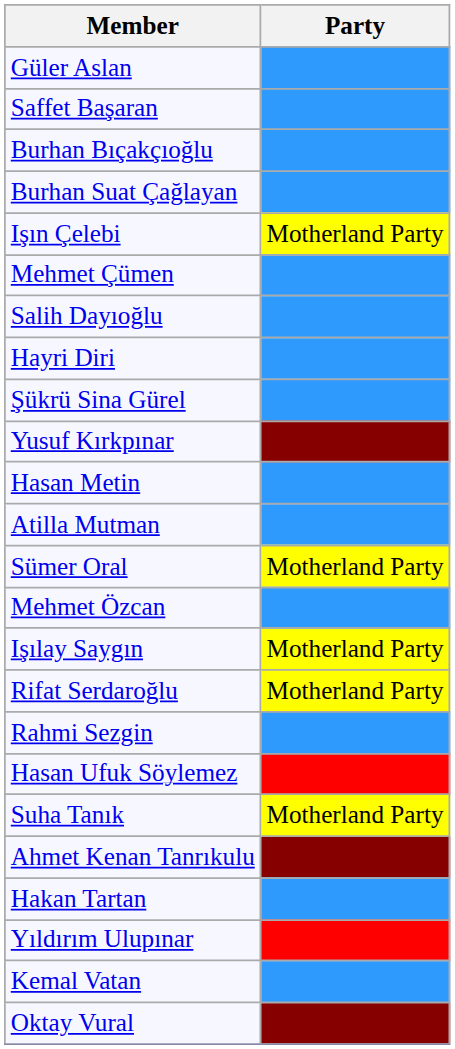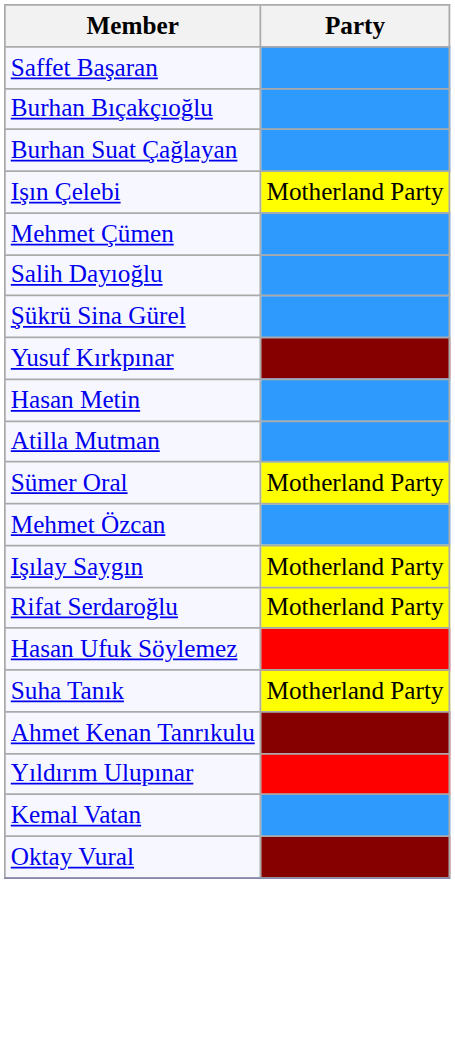- row: (71, 67)
- row: (63, 358)
- row: (82, 732)
- row: (79, 898)
